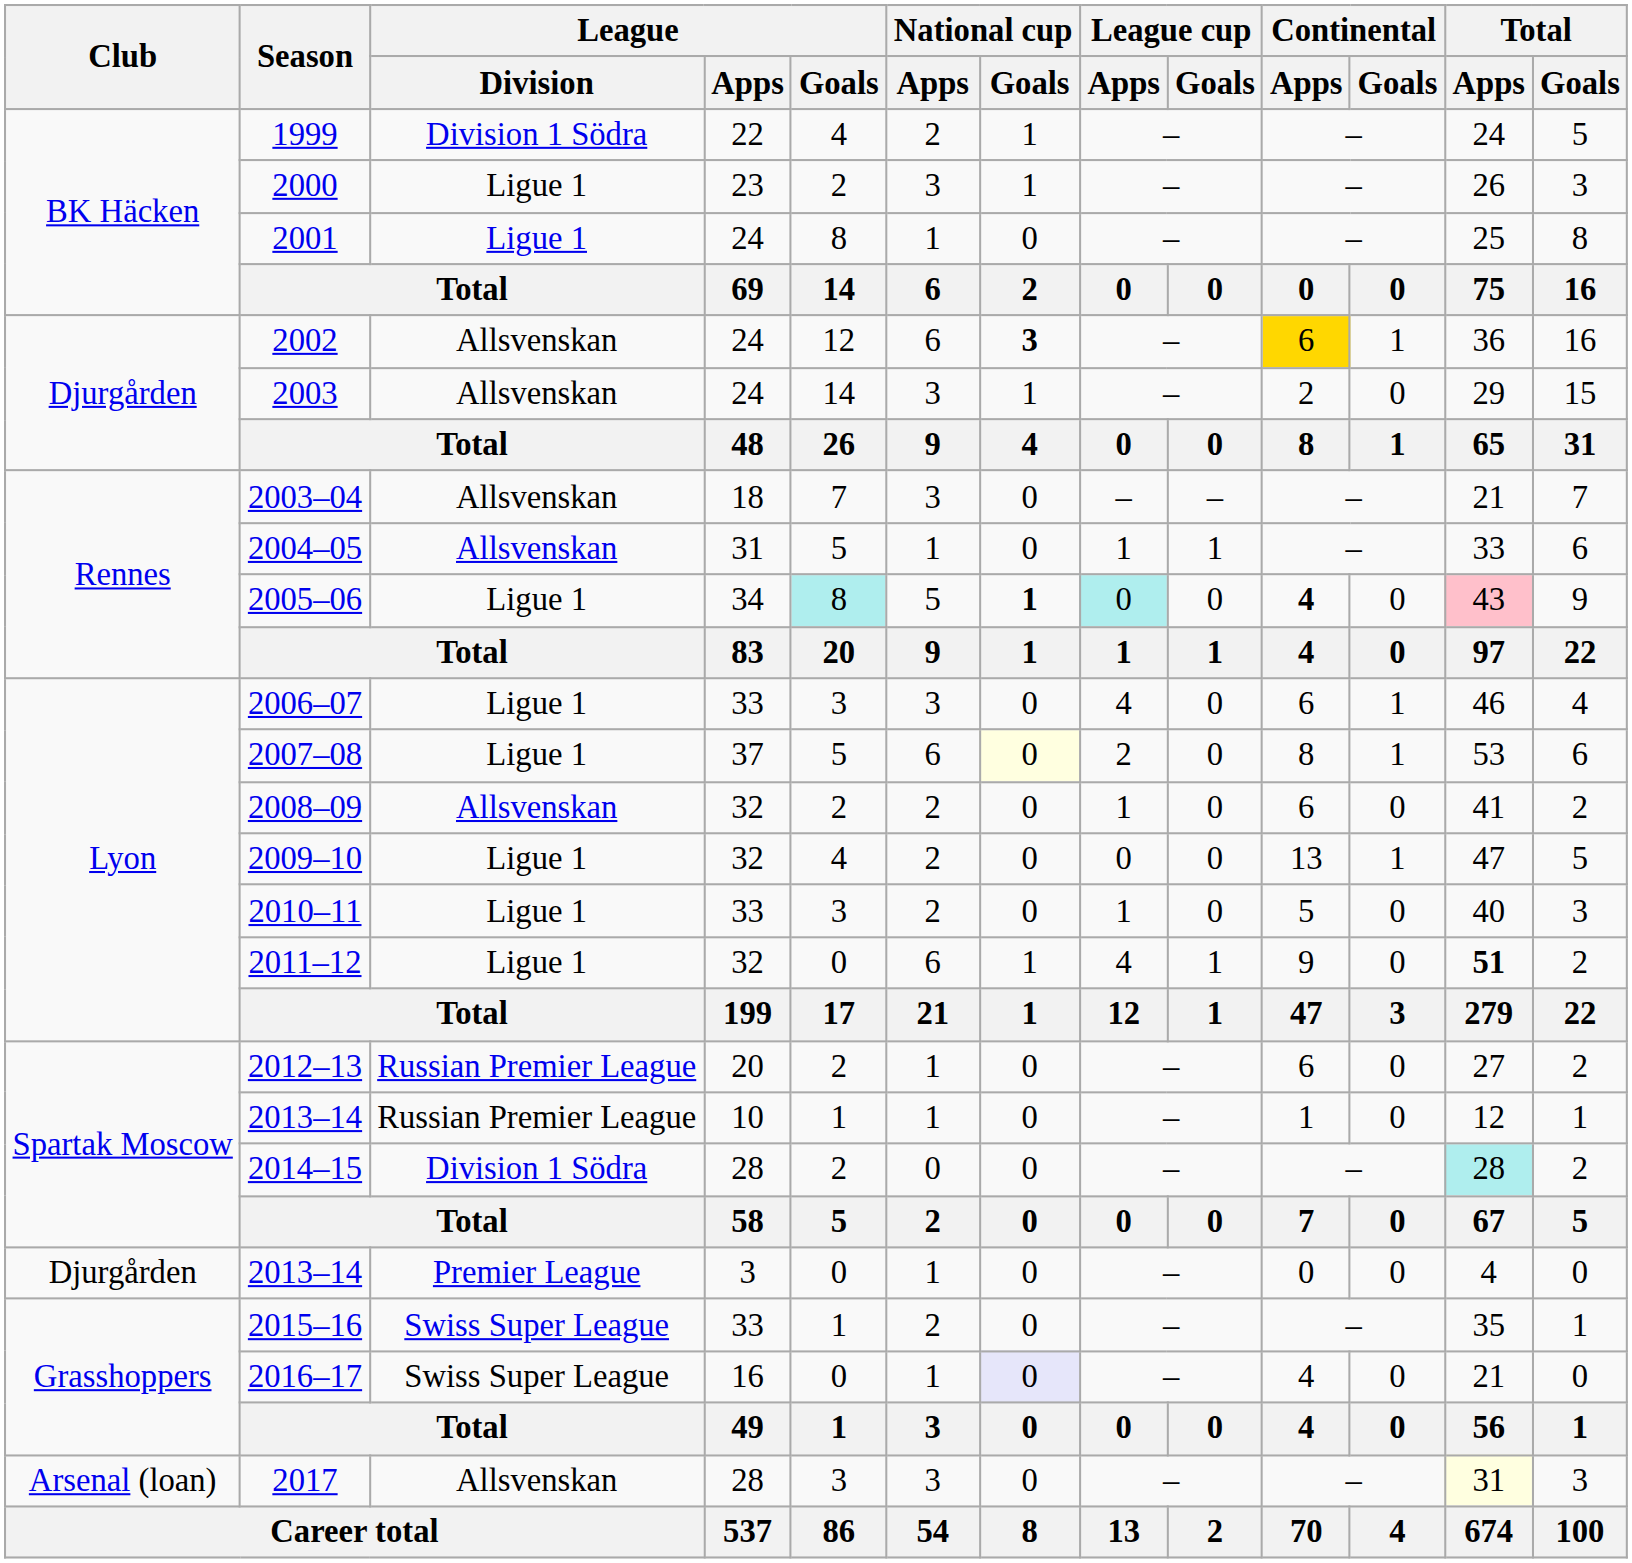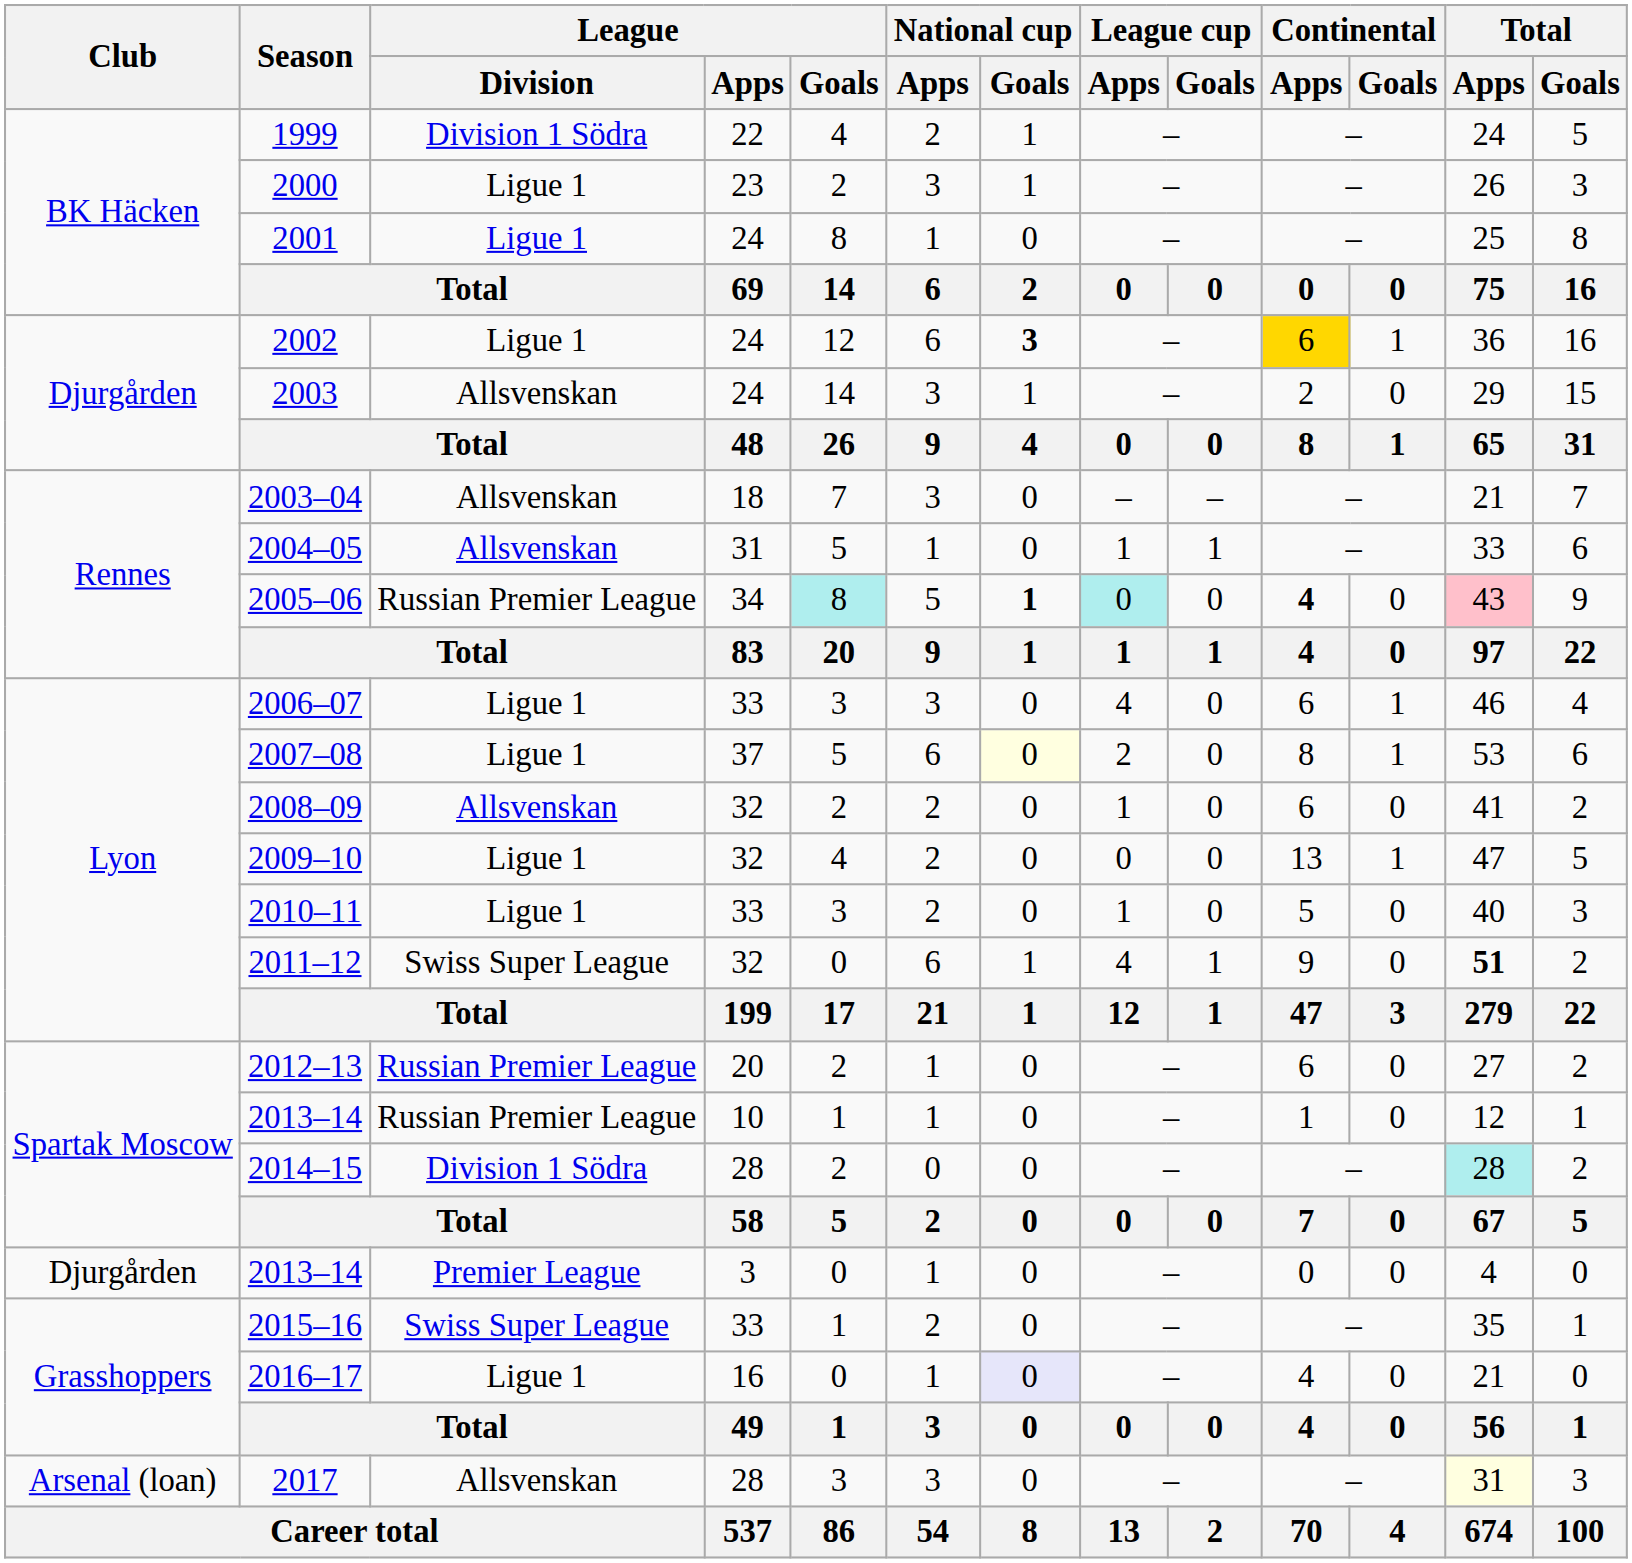(537, 340) Allsvenskan -> (537, 340) Ligue 1
(537, 599) Ligue 1 -> (537, 599) Russian Premier League
(537, 962) Ligue 1 -> (537, 962) Swiss Super League
(537, 1376) Swiss Super League -> (537, 1376) Ligue 1
